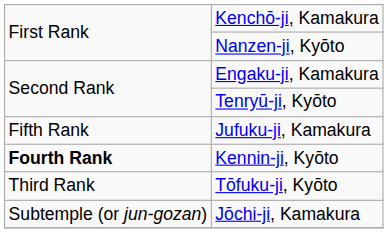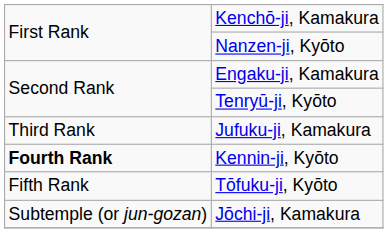(49, 130) Fifth Rank -> (52, 130) Third Rank
(52, 185) Third Rank -> (49, 185) Fifth Rank
